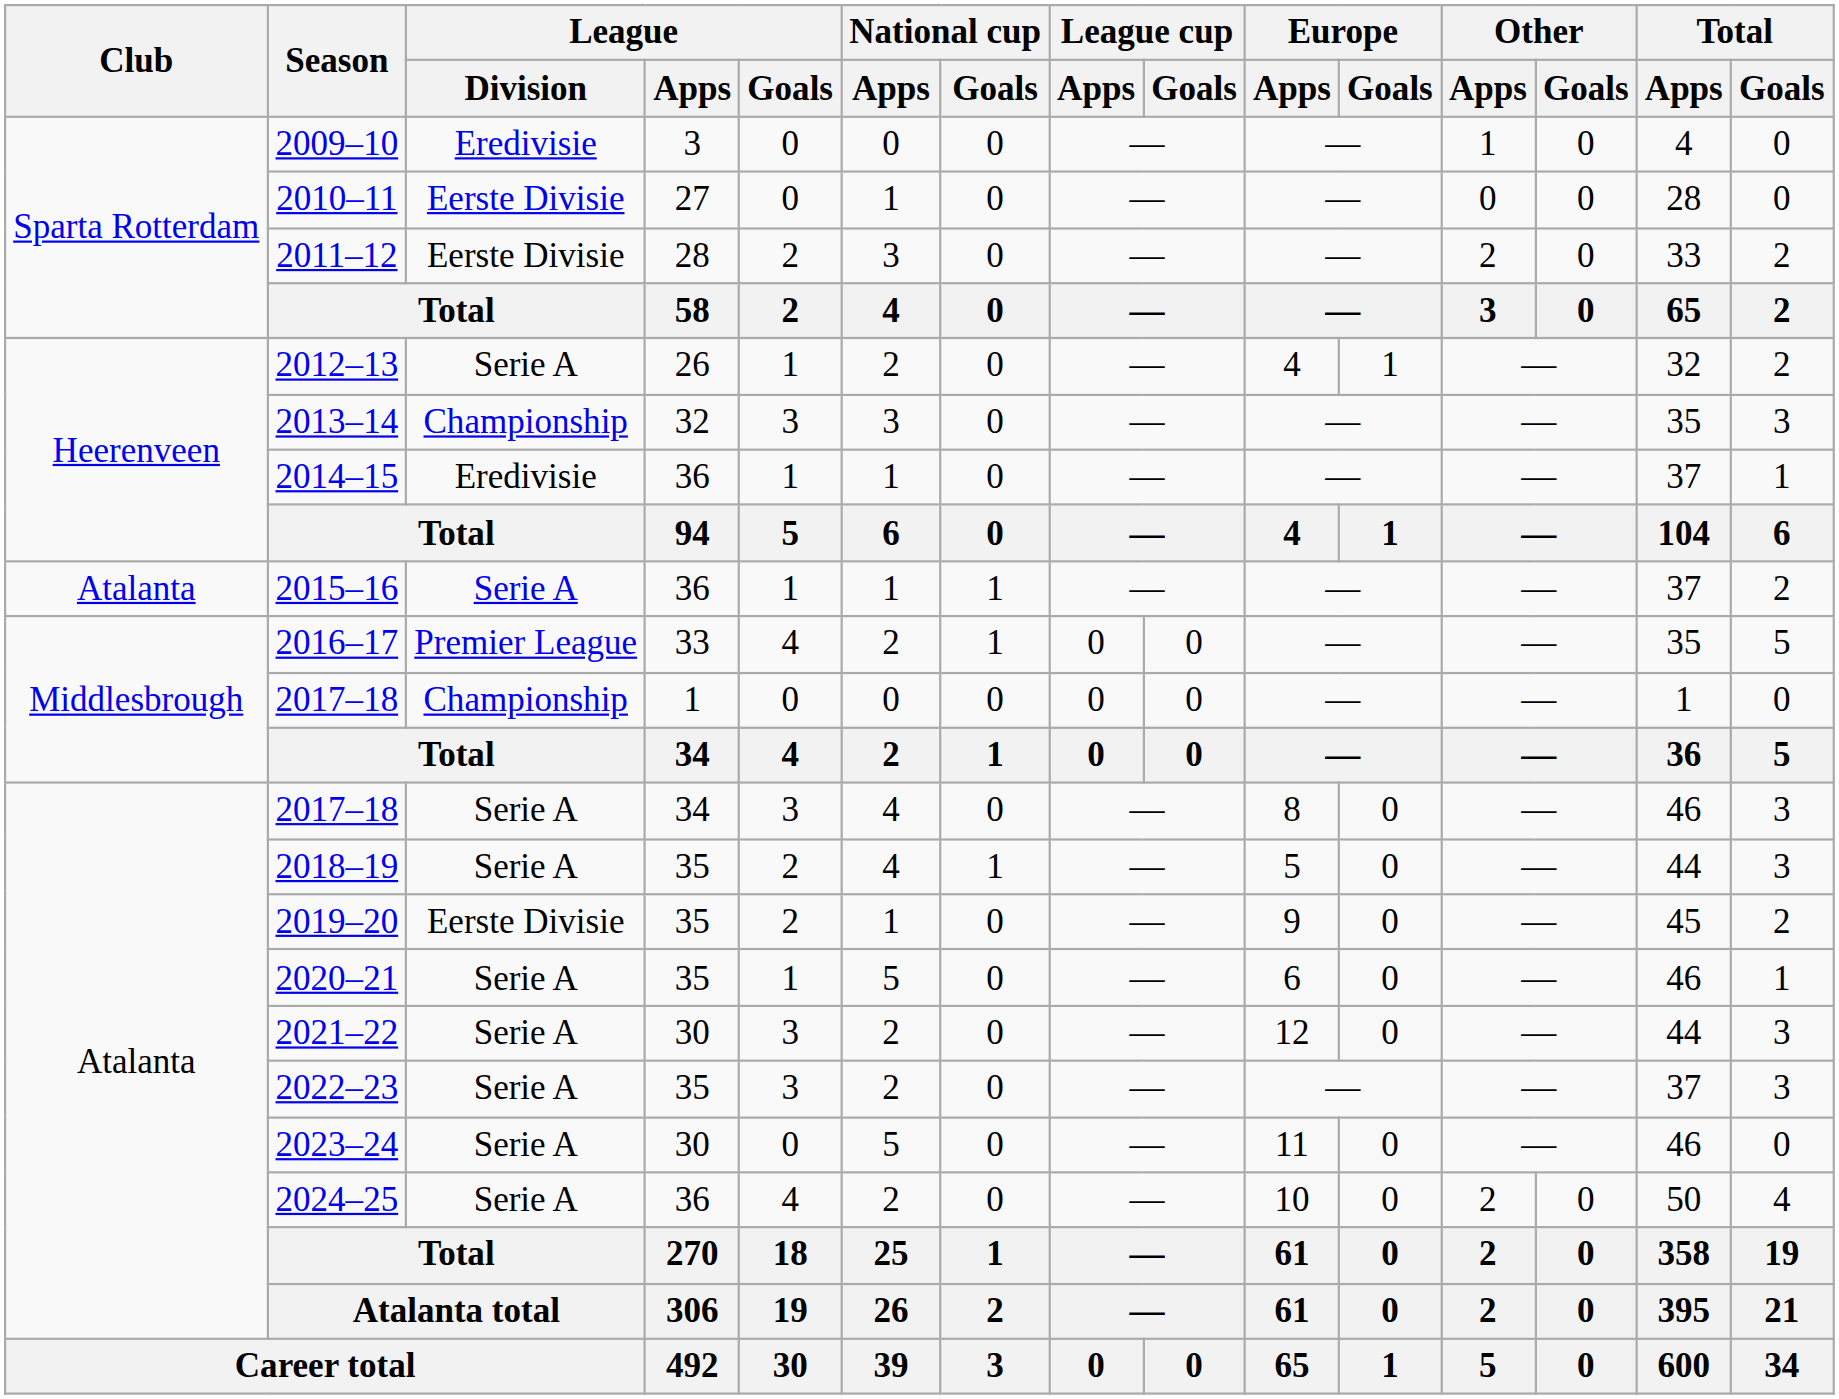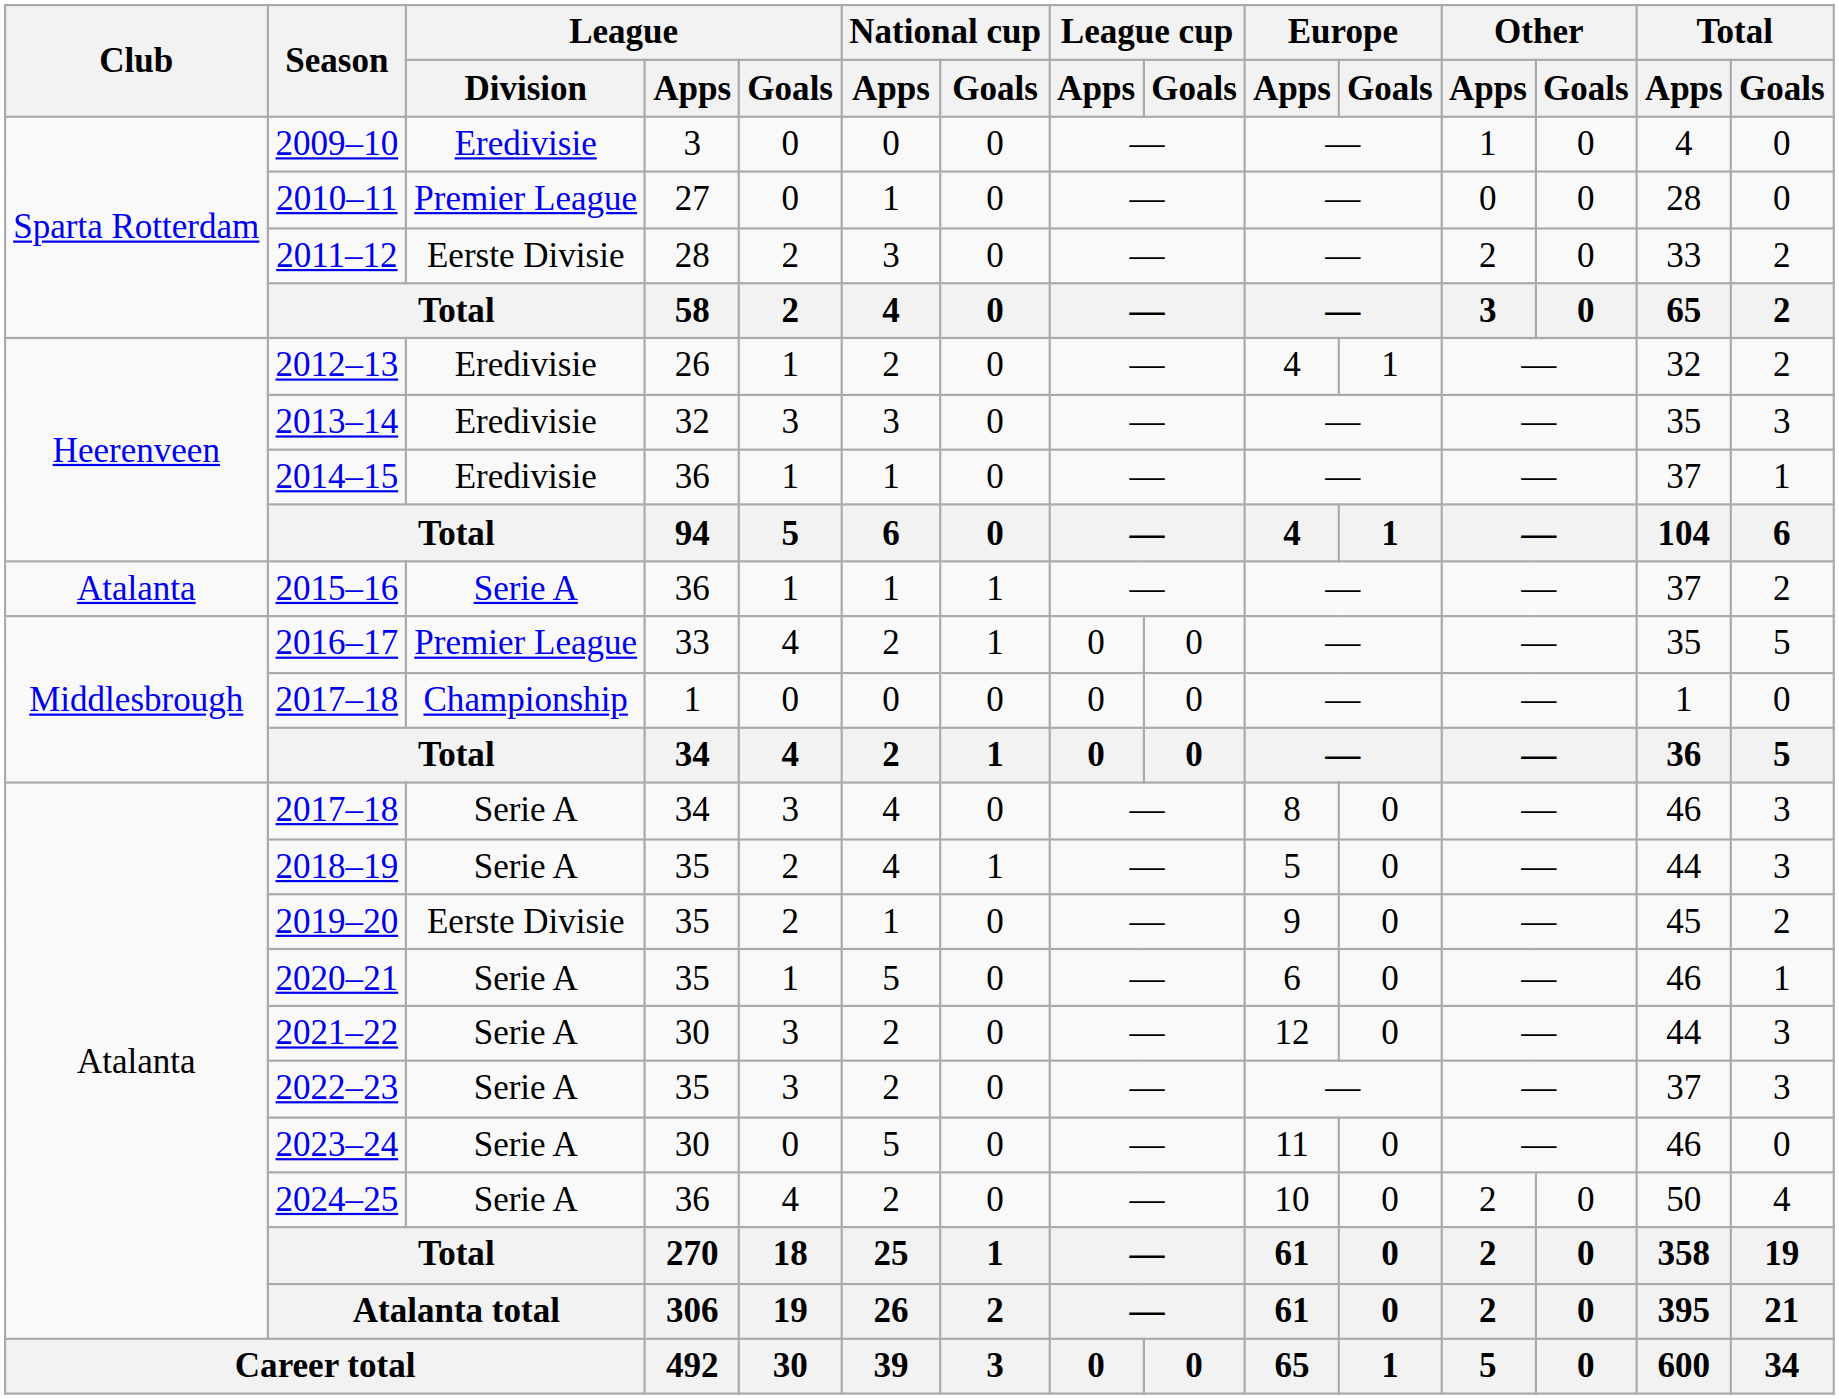(526, 198) Eerste Divisie -> (526, 198) Premier League
(526, 365) Serie A -> (526, 365) Eredivisie
(526, 421) Championship -> (526, 421) Eredivisie
